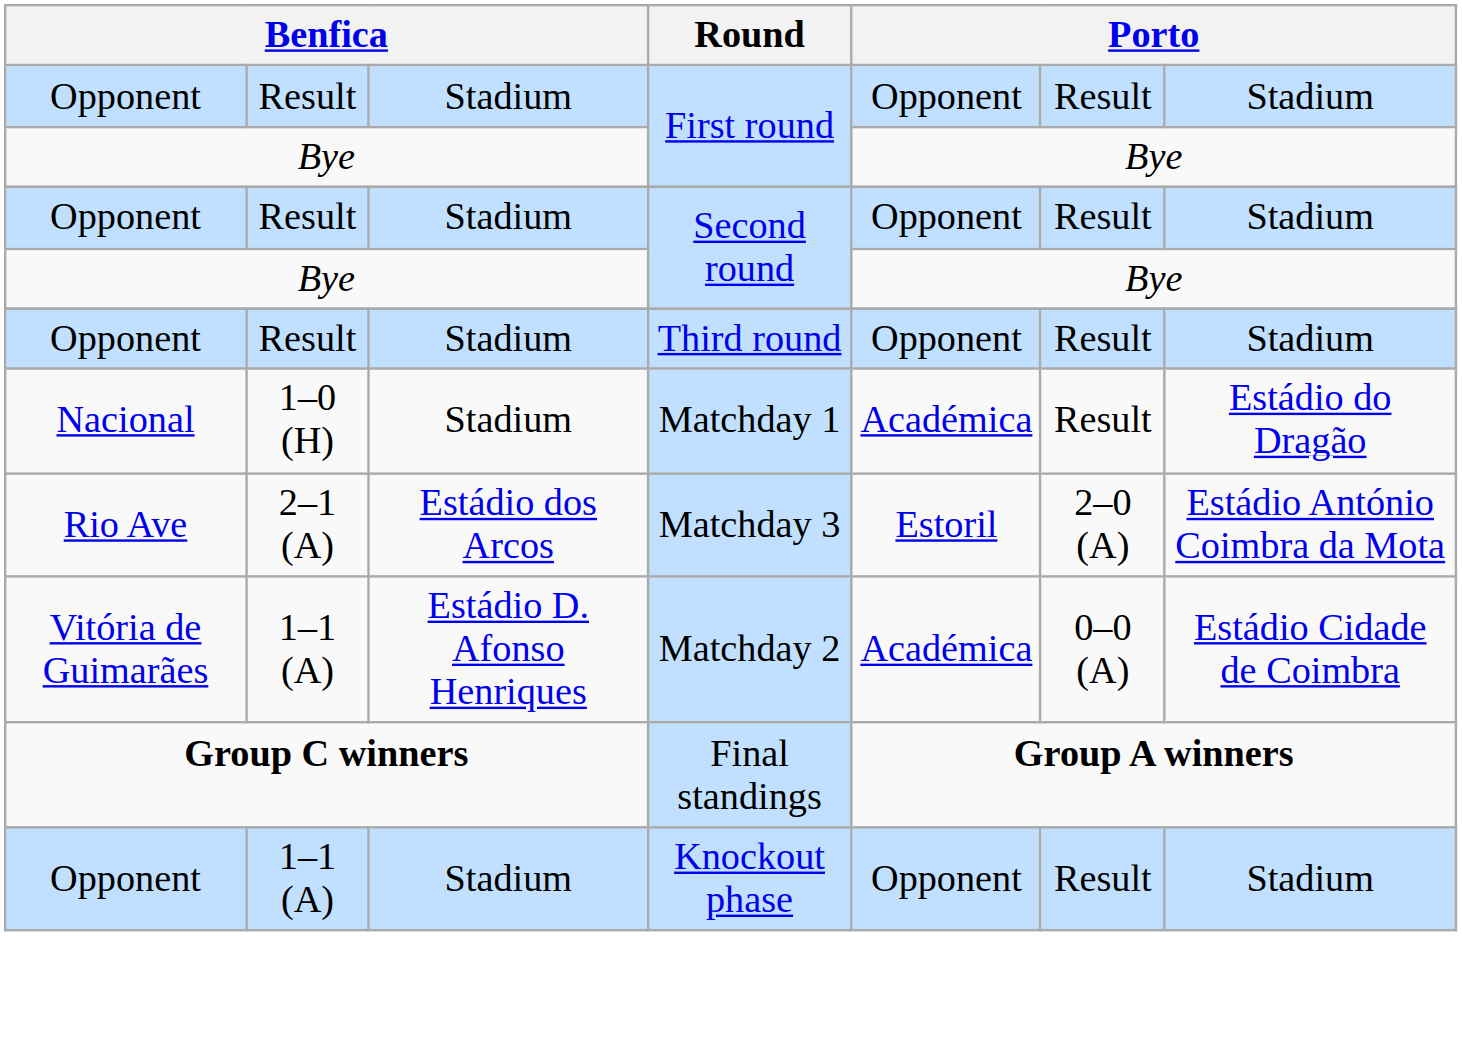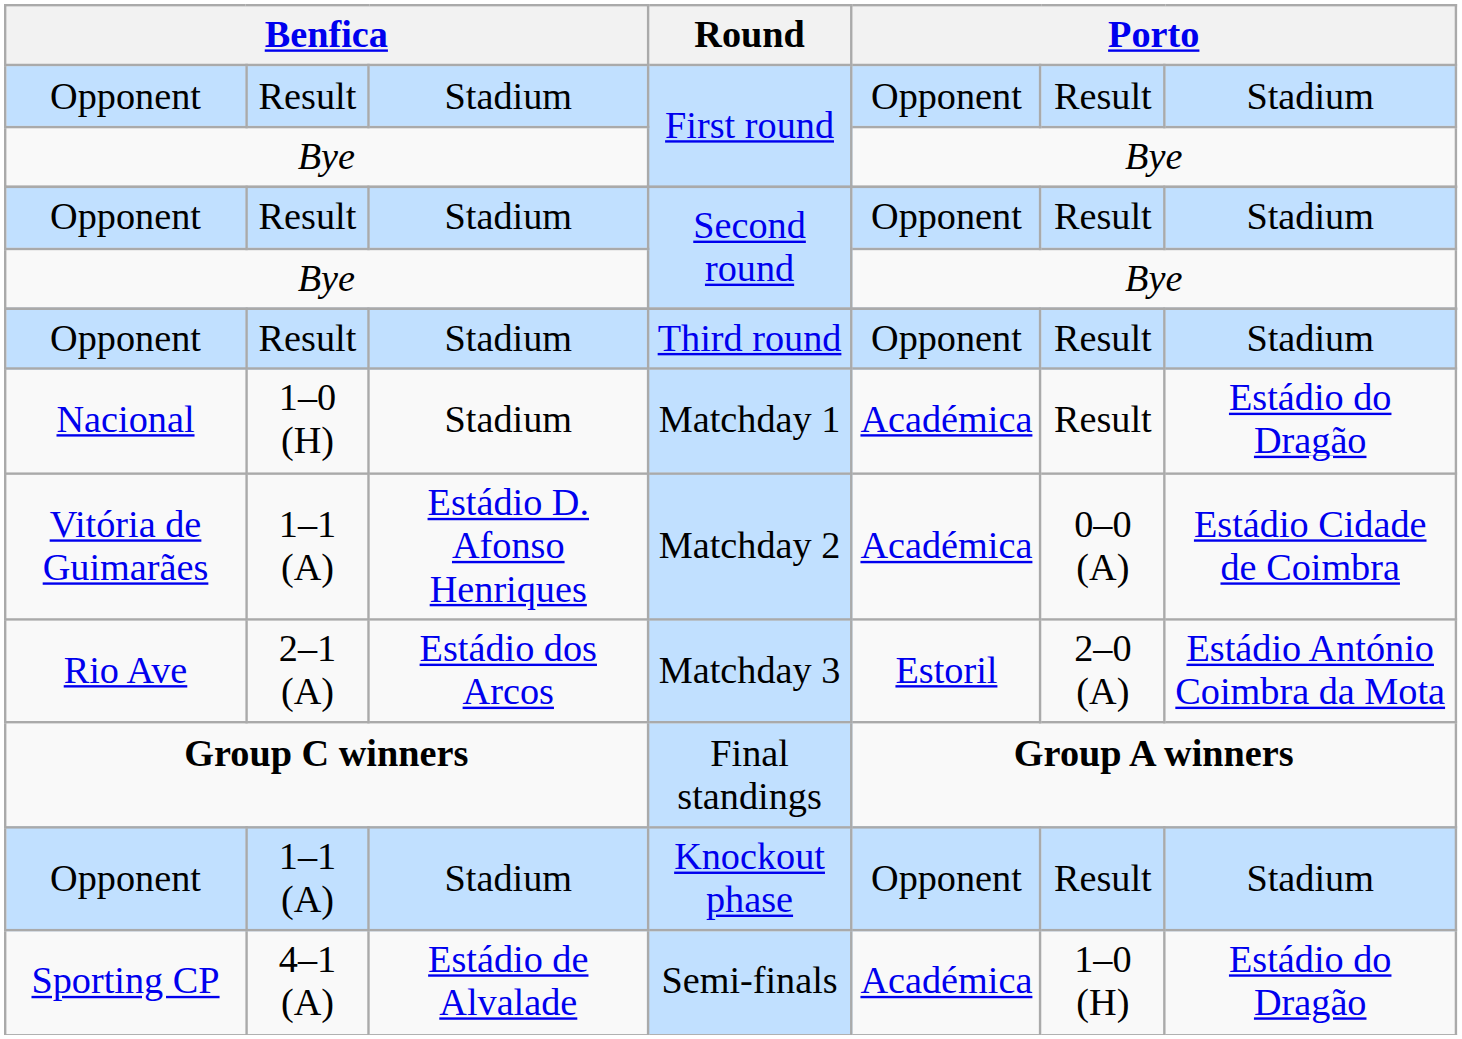rows swapped: (126, 649) <-> (125, 523)
+ row: (126, 981)
